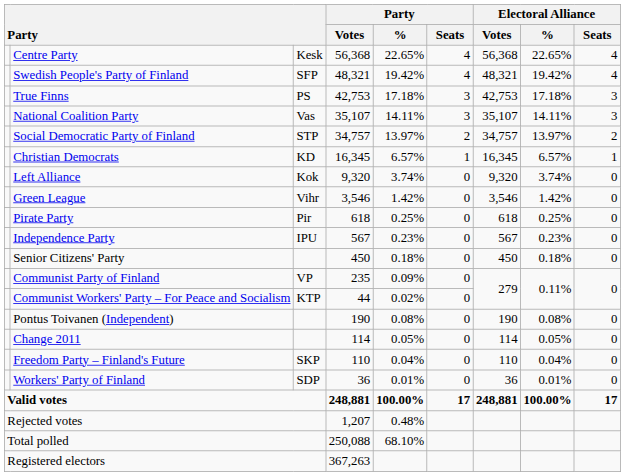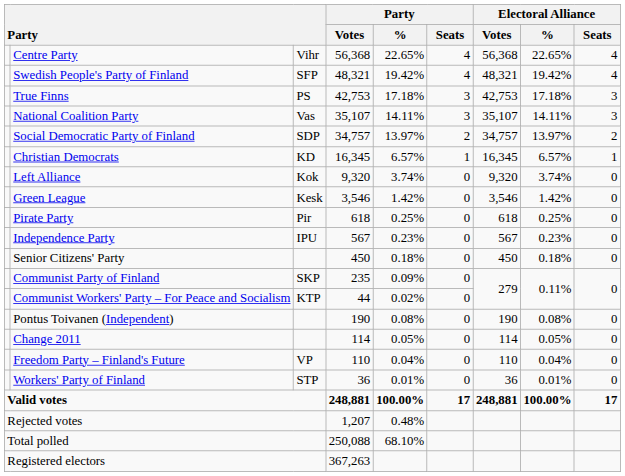(310, 55) Kesk -> (308, 55) Vihr
(307, 136) STP -> (308, 136) SDP
(308, 197) Vihr -> (310, 197) Kesk
(305, 278) VP -> (308, 278) SKP
(308, 359) SKP -> (305, 359) VP
(308, 380) SDP -> (307, 380) STP
